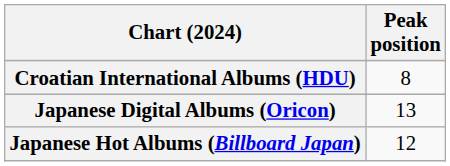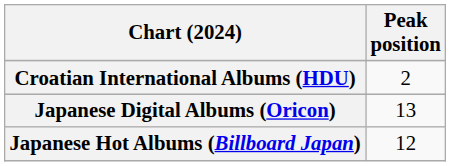(406, 77) 8 -> (406, 77) 2
